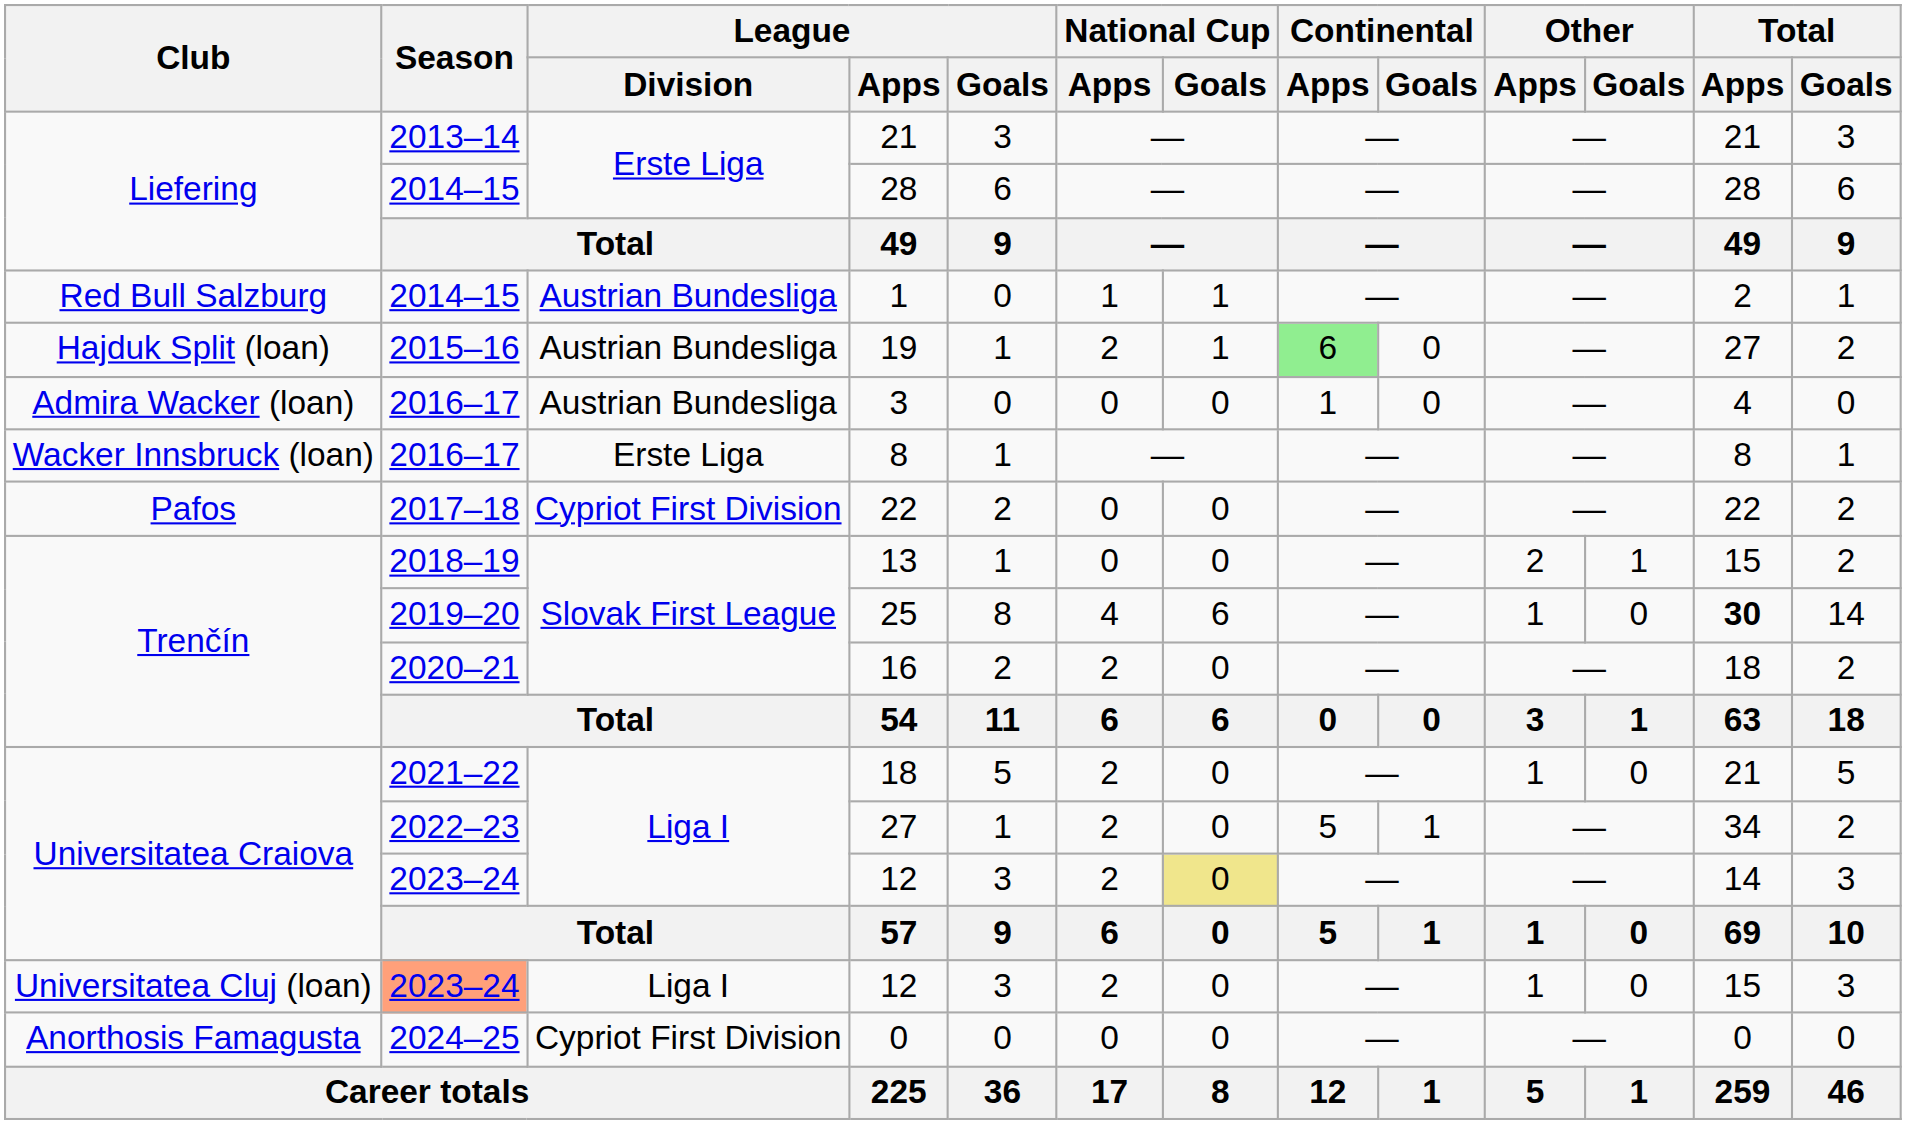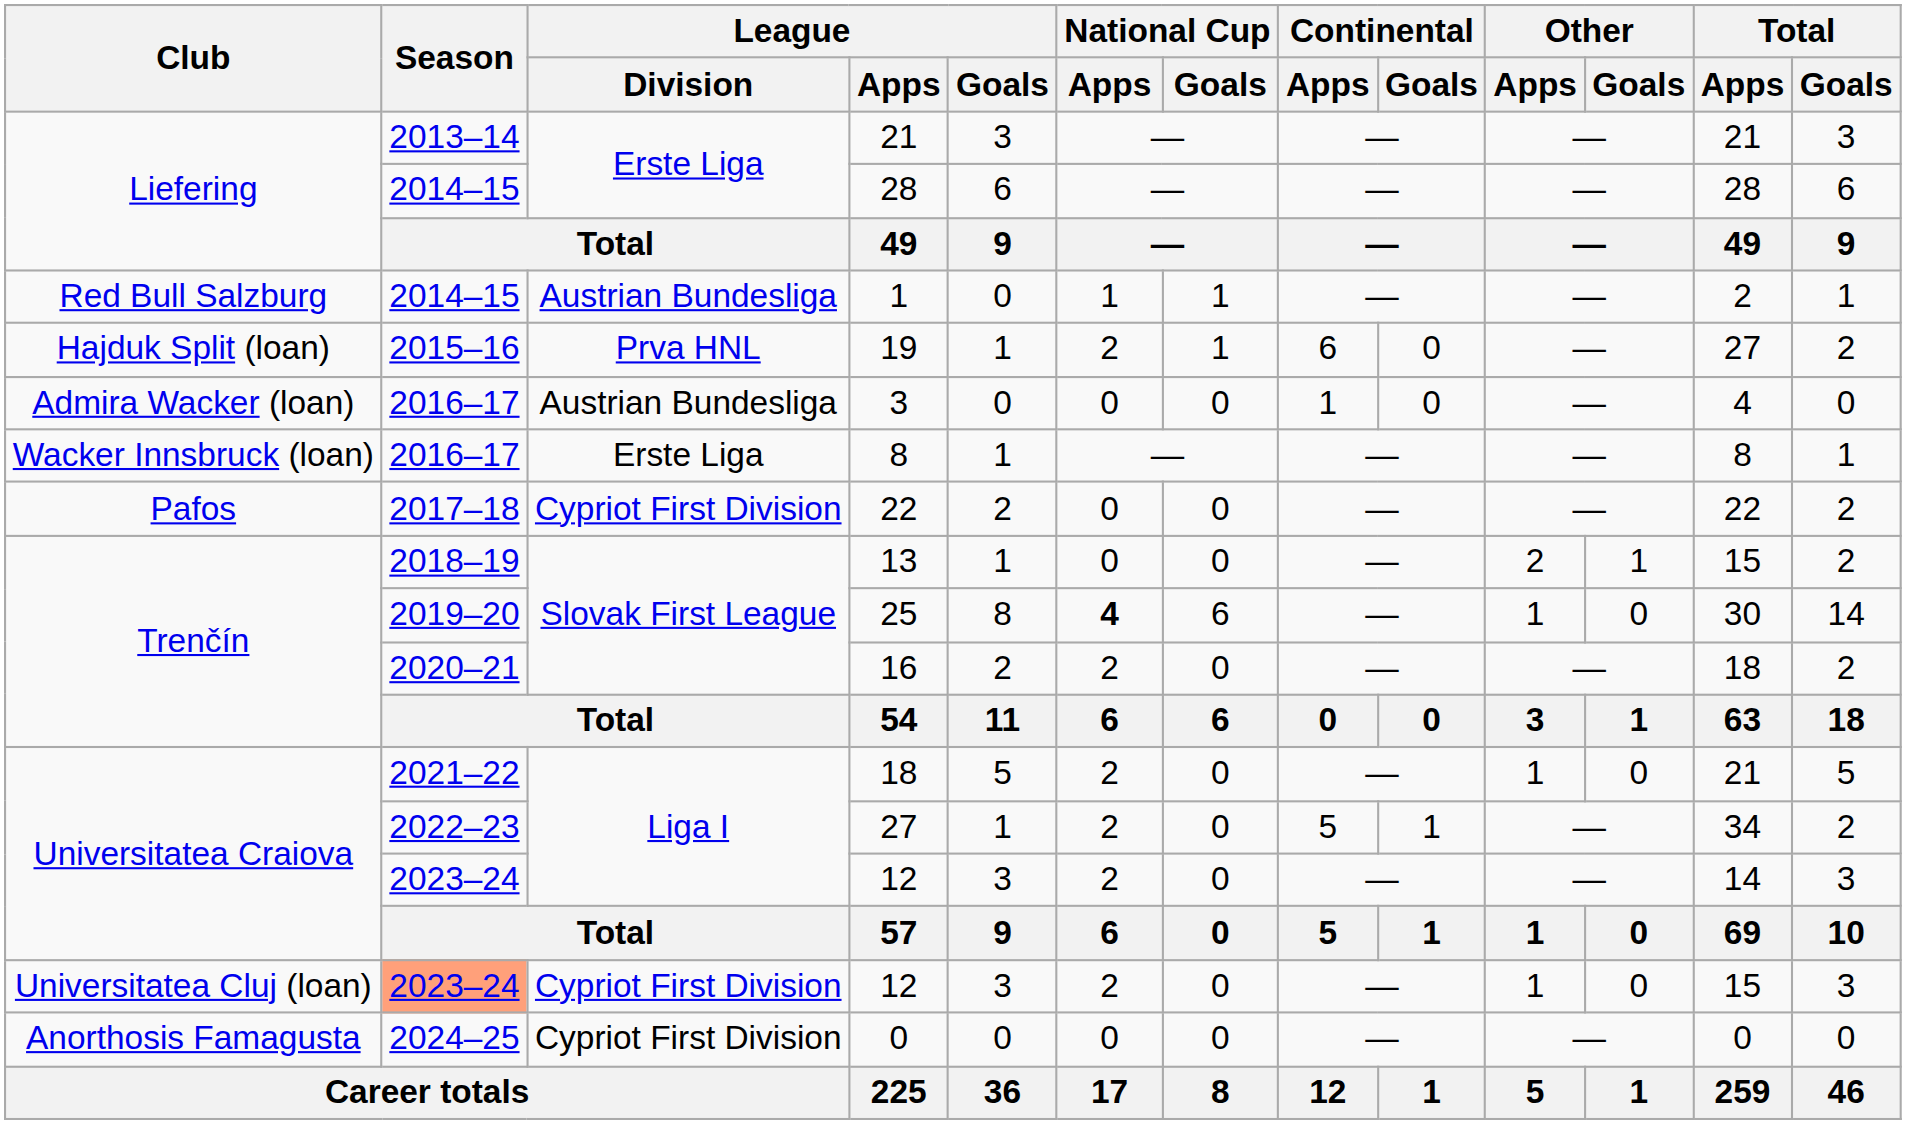(688, 349) Austrian Bundesliga -> (688, 349) Prva HNL
(1328, 349) lightgreen background -> (1328, 349) no background
(1110, 614) normal -> (1110, 614) bold
(1742, 614) bold -> (1742, 614) normal
(1220, 879) khaki background -> (1220, 879) no background
(688, 985) Liga I -> (688, 985) Cypriot First Division
